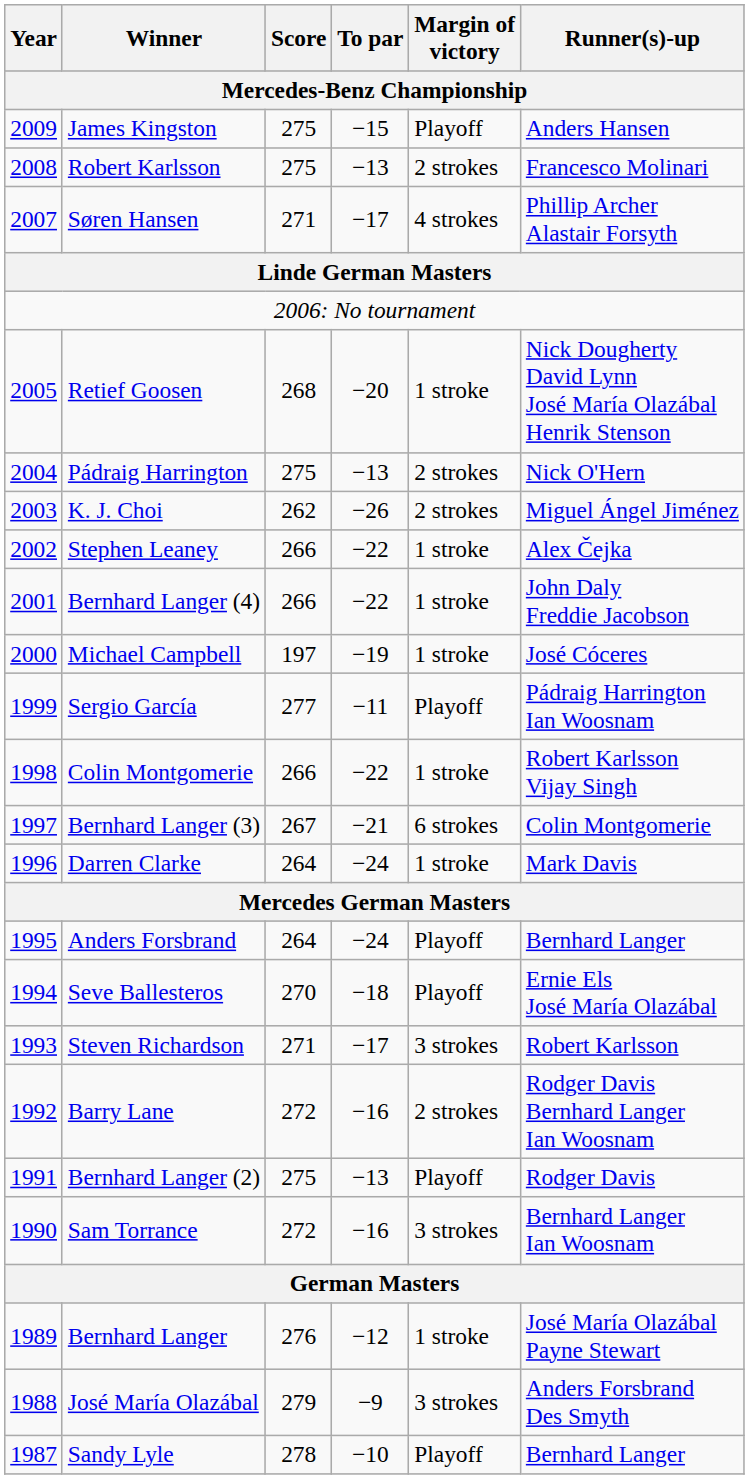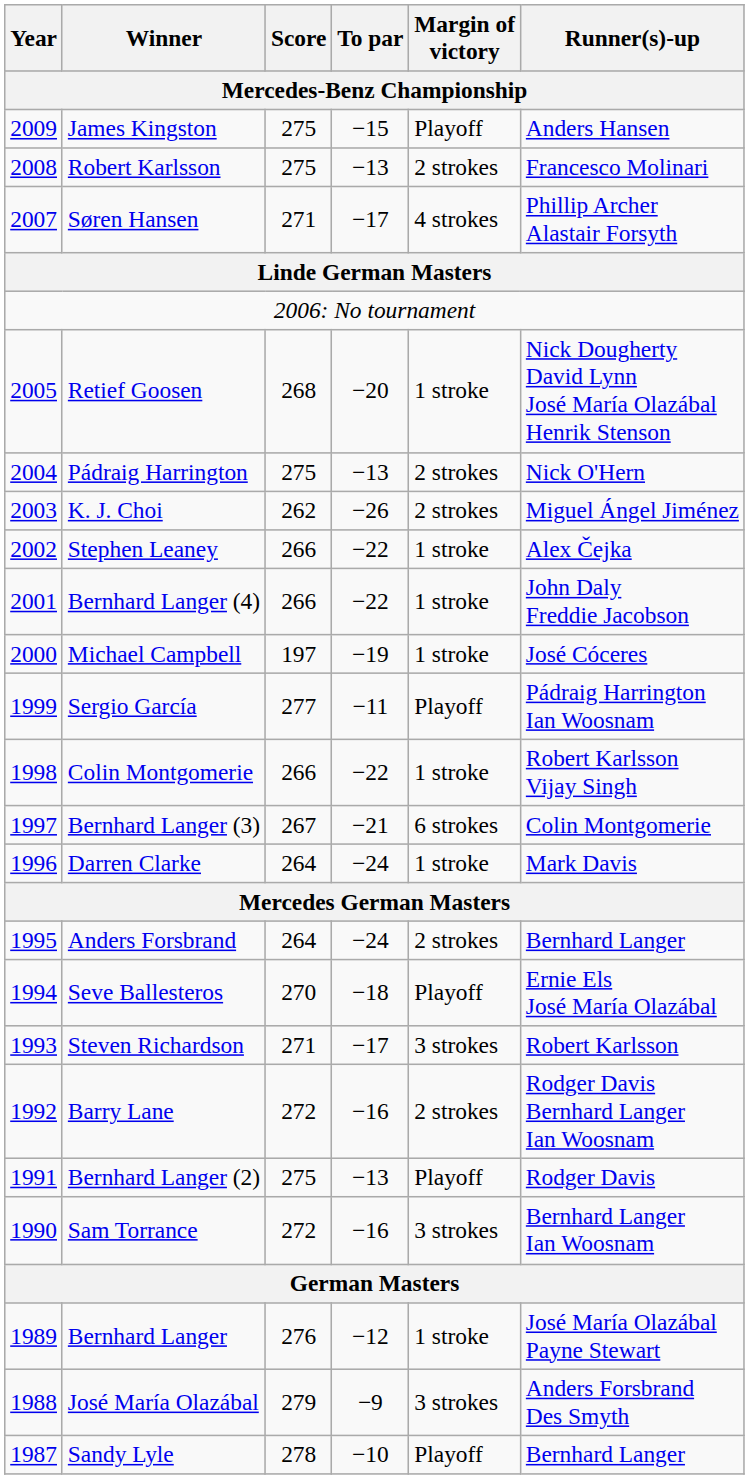(448, 940) Playoff -> (456, 940) 2 strokes
